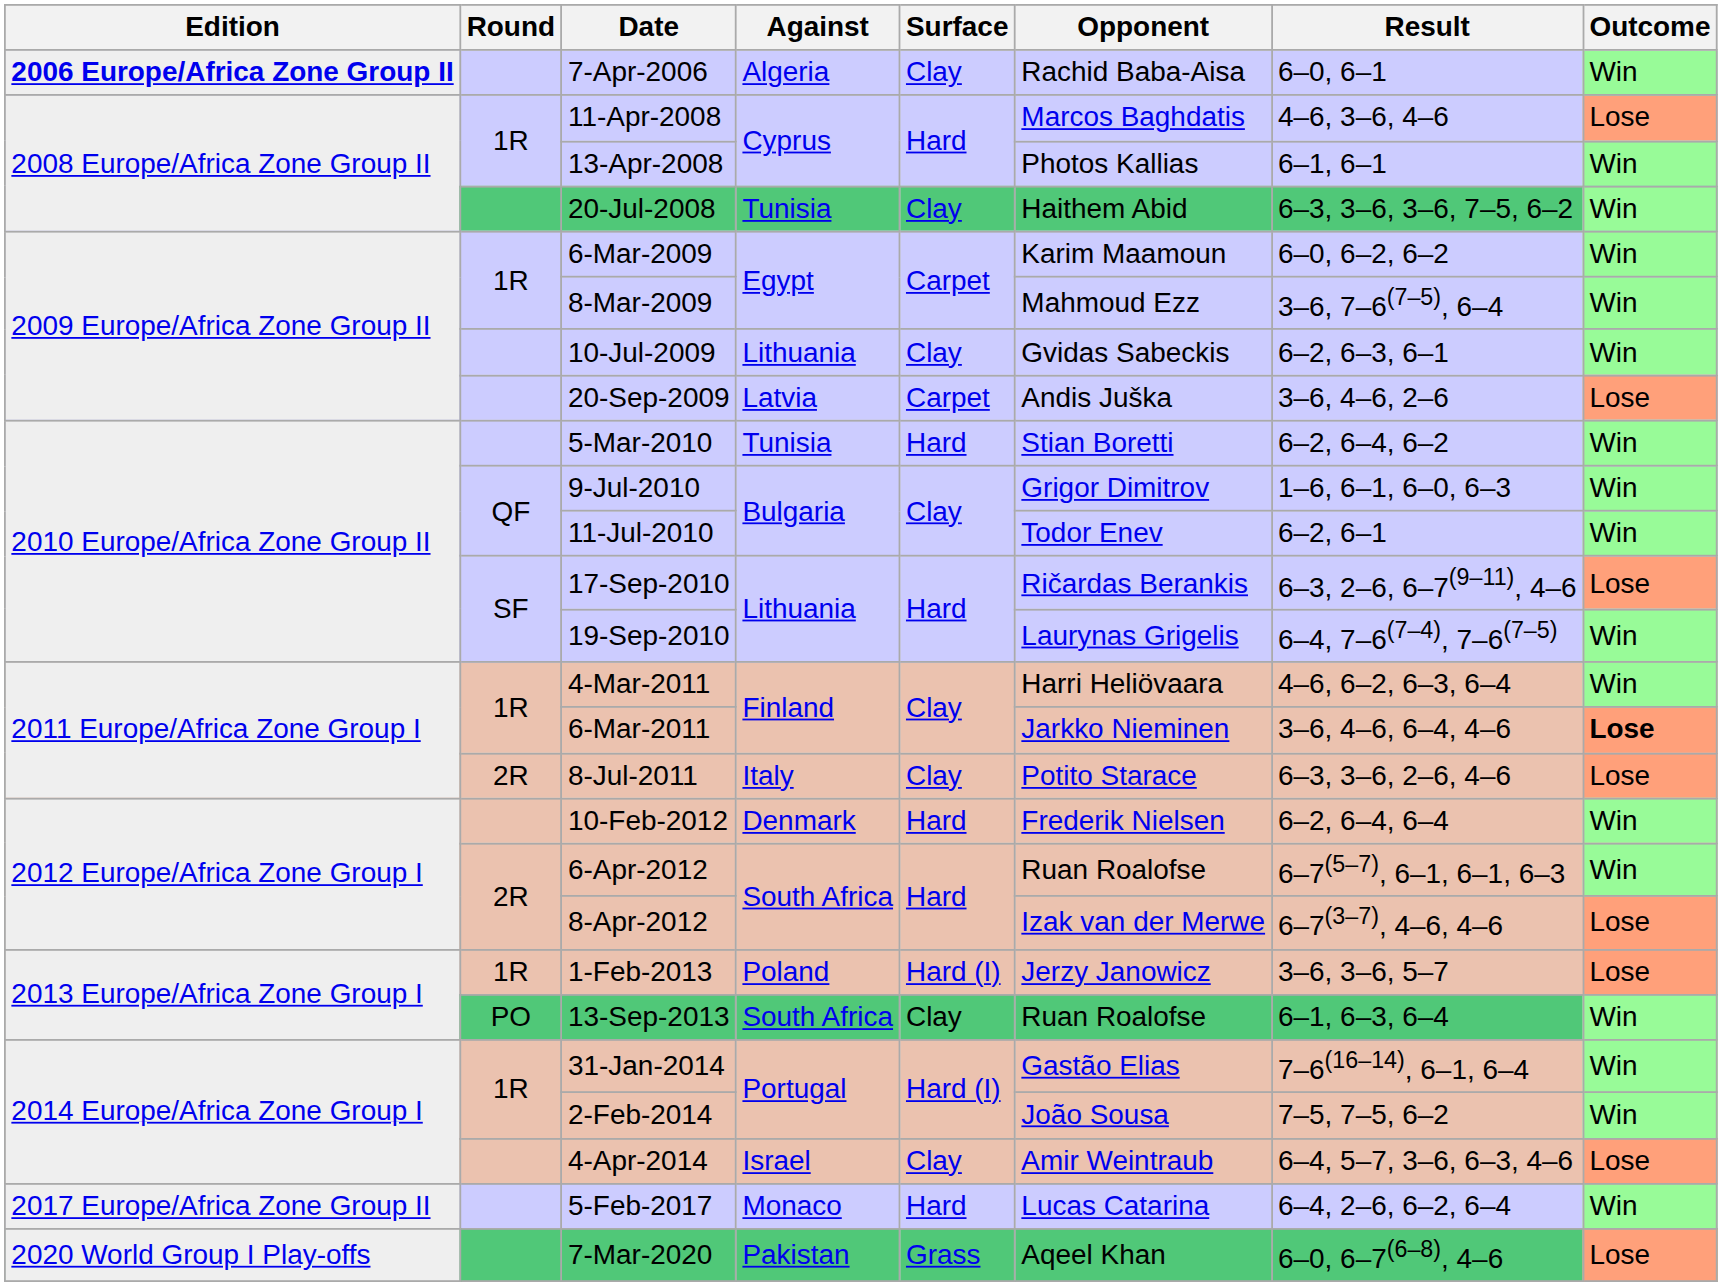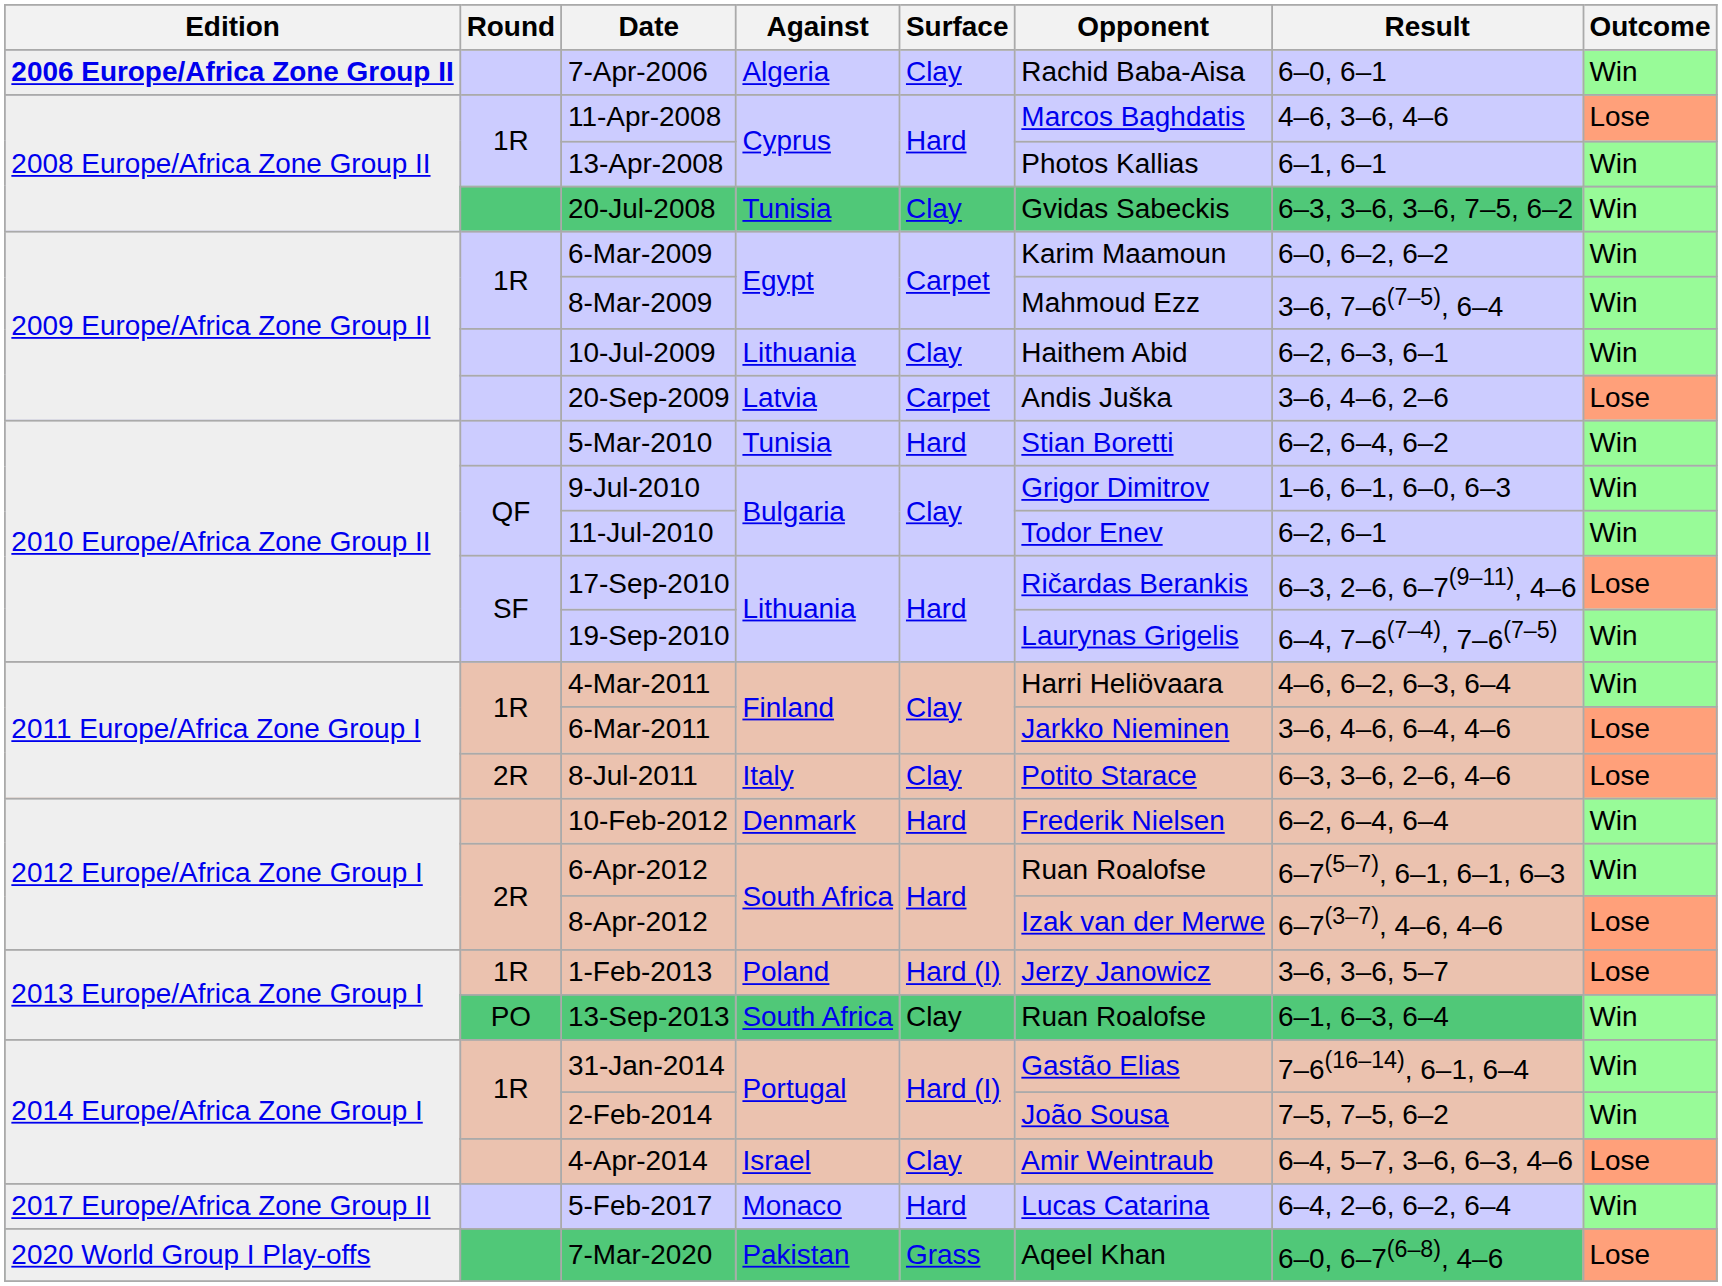(1104, 208) Haithem Abid -> (1125, 208) Gvidas Sabeckis
(1125, 351) Gvidas Sabeckis -> (1104, 351) Haithem Abid
(1622, 729) bold -> (1620, 729) normal
